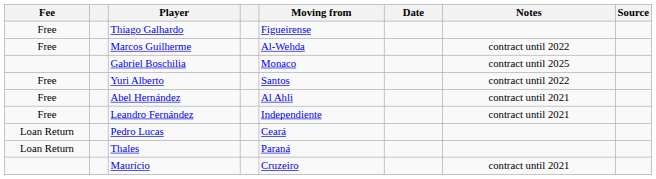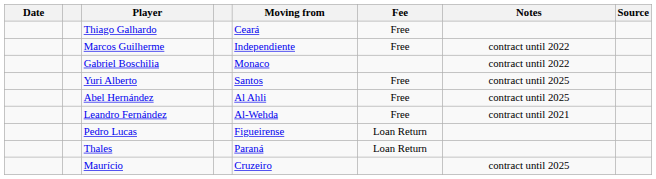columns swapped: (413, 13) <-> (47, 13)
(286, 30) Figueirense -> (247, 30) Ceará
(283, 47) Al-Wehda -> (265, 47) Independiente
(529, 64) contract until 2025 -> (529, 64) contract until 2022
(529, 81) contract until 2022 -> (529, 81) contract until 2025
(529, 98) contract until 2021 -> (529, 98) contract until 2025
(291, 115) Independiente -> (256, 115) Al-Wehda
(274, 132) Ceará -> (259, 132) Figueirense
(529, 166) contract until 2021 -> (529, 166) contract until 2025
